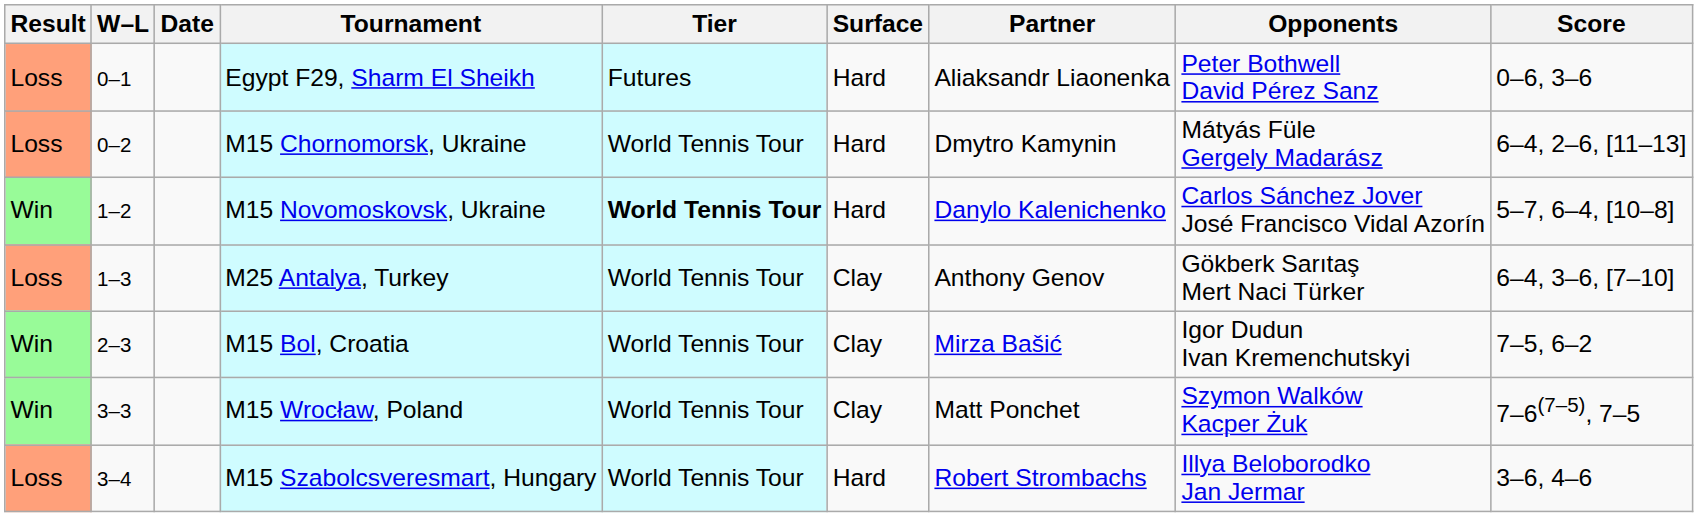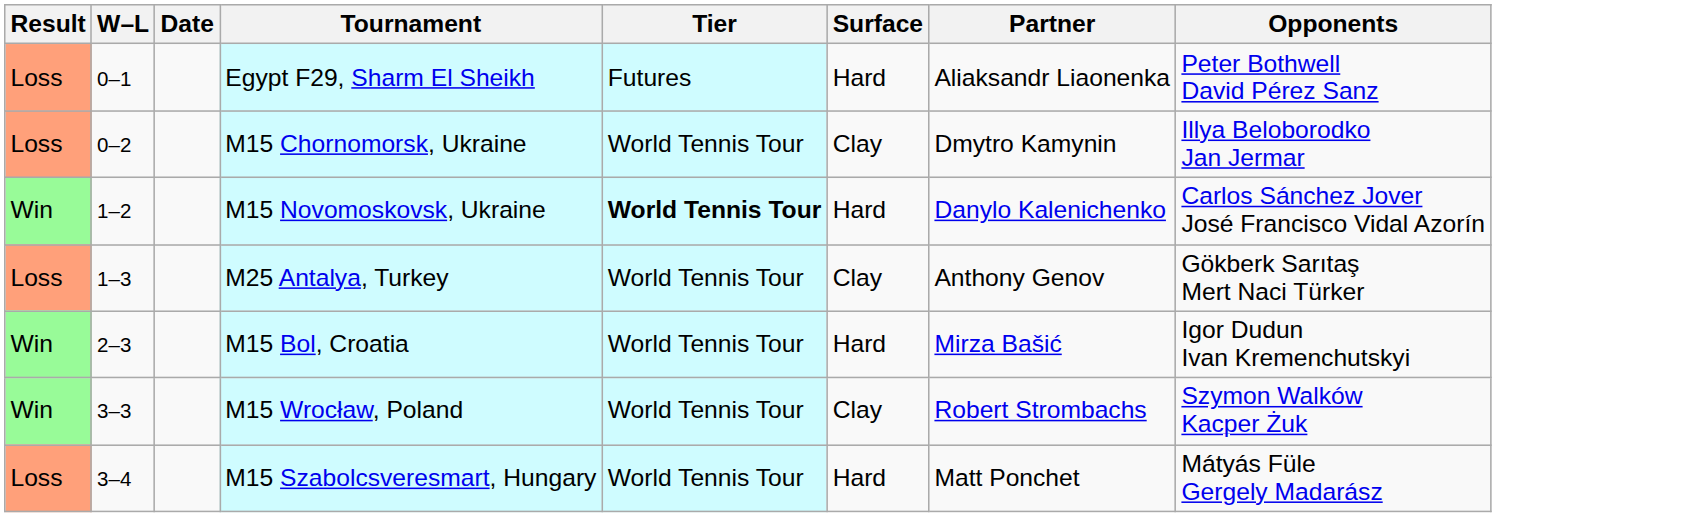- column: (1591, 24)
(859, 143) Hard -> (857, 143) Clay
(1282, 143) Mátyás Füle Gergely Madarász -> (1276, 143) Illya Beloborodko Jan Jermar
(857, 344) Clay -> (859, 344) Hard
(1007, 410) Matt Ponchet -> (1041, 410) Robert Strombachs
(1041, 477) Robert Strombachs -> (1007, 477) Matt Ponchet
(1276, 477) Illya Beloborodko Jan Jermar -> (1282, 477) Mátyás Füle Gergely Madarász
